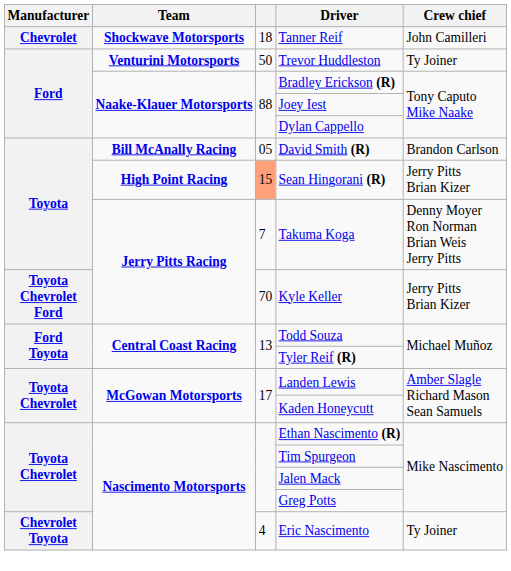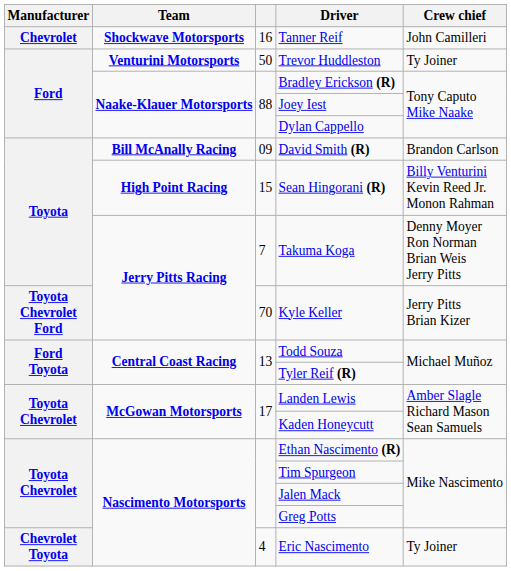(266, 38) 18 -> (266, 38) 16
(266, 149) 05 -> (266, 149) 09
(266, 179) lightsalmon background -> (266, 187) no background
(438, 179) Jerry Pitts Brian Kizer -> (450, 187) Billy Venturini Kevin Reed Jr. Monon Rahman
